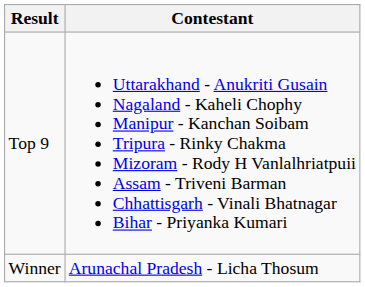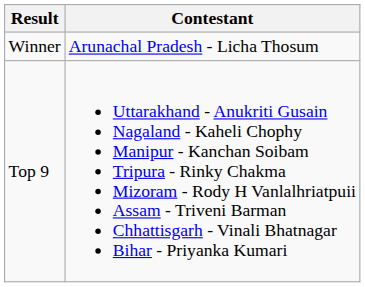rows swapped: (35, 267) <-> (29, 143)
